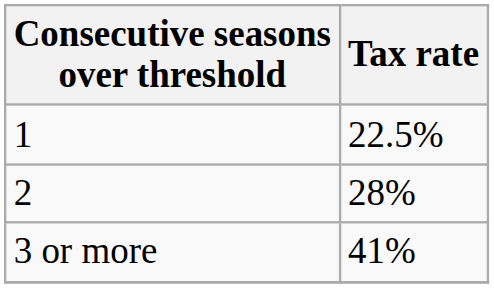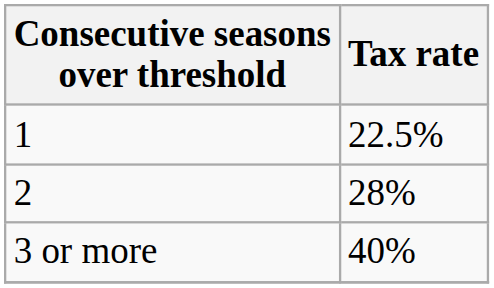(382, 251) 41% -> (382, 251) 40%
